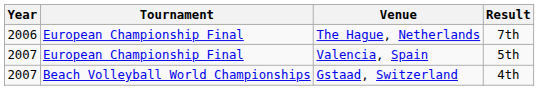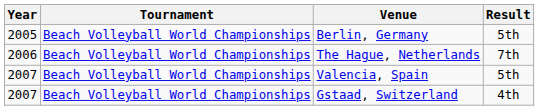+ row: (372, 35)
(143, 35) European Championship Final -> (177, 55) Beach Volleyball World Championships
(143, 55) European Championship Final -> (177, 75) Beach Volleyball World Championships
